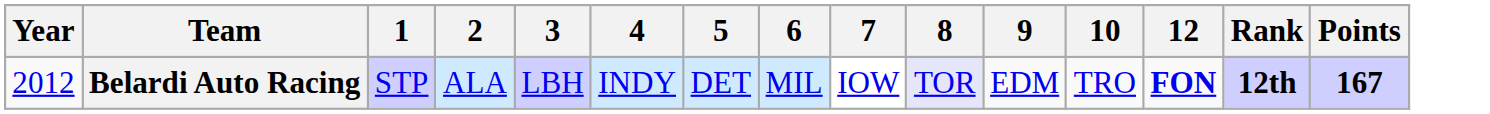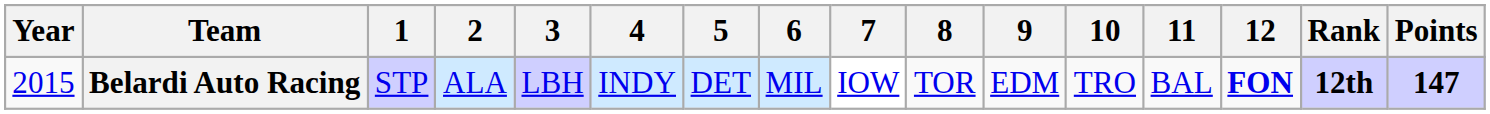+ column: (1182, 30)
(43, 81) 2012 -> (43, 81) 2015
(945, 81) lavender background -> (945, 81) no background
(1359, 81) 167 -> (1436, 81) 147
